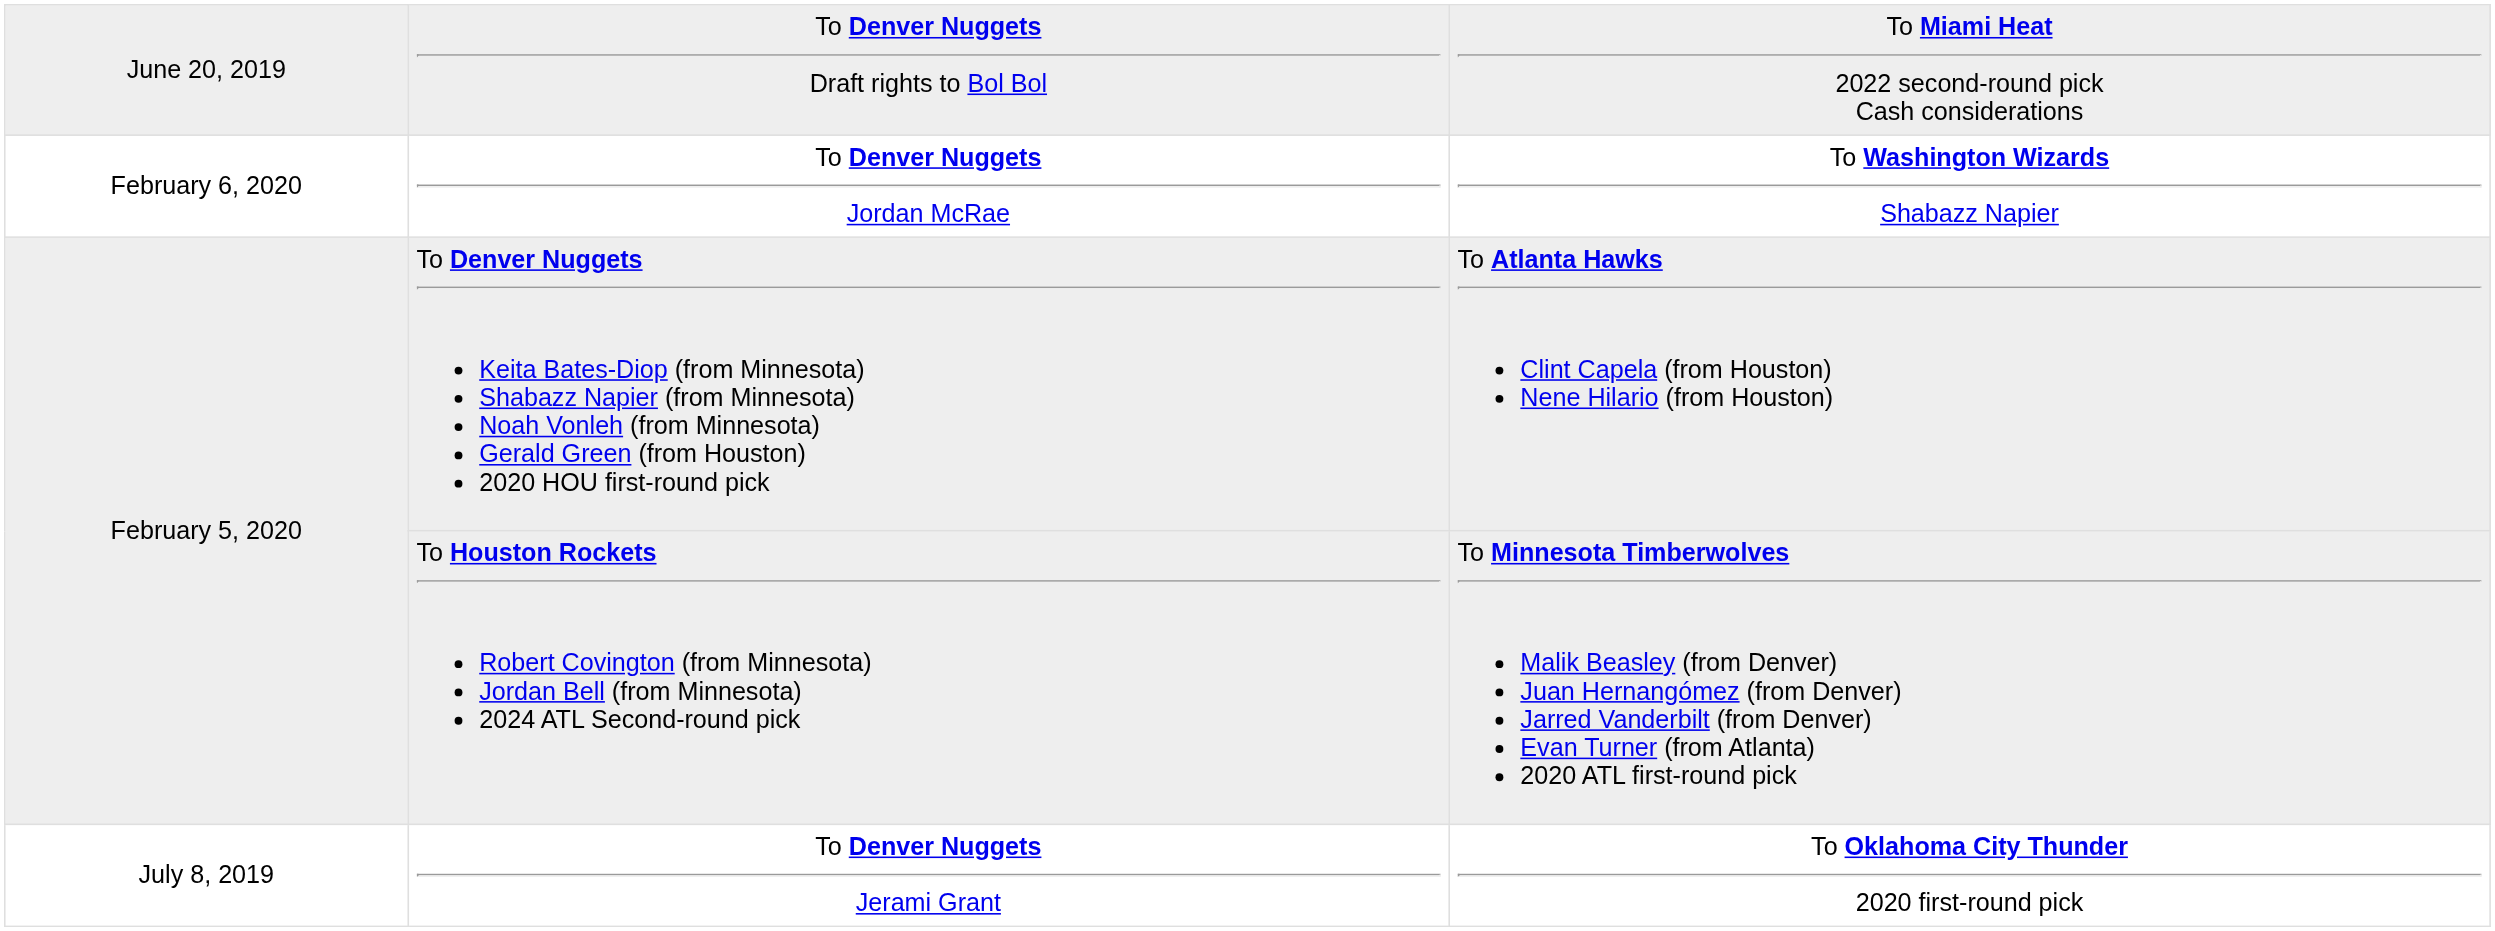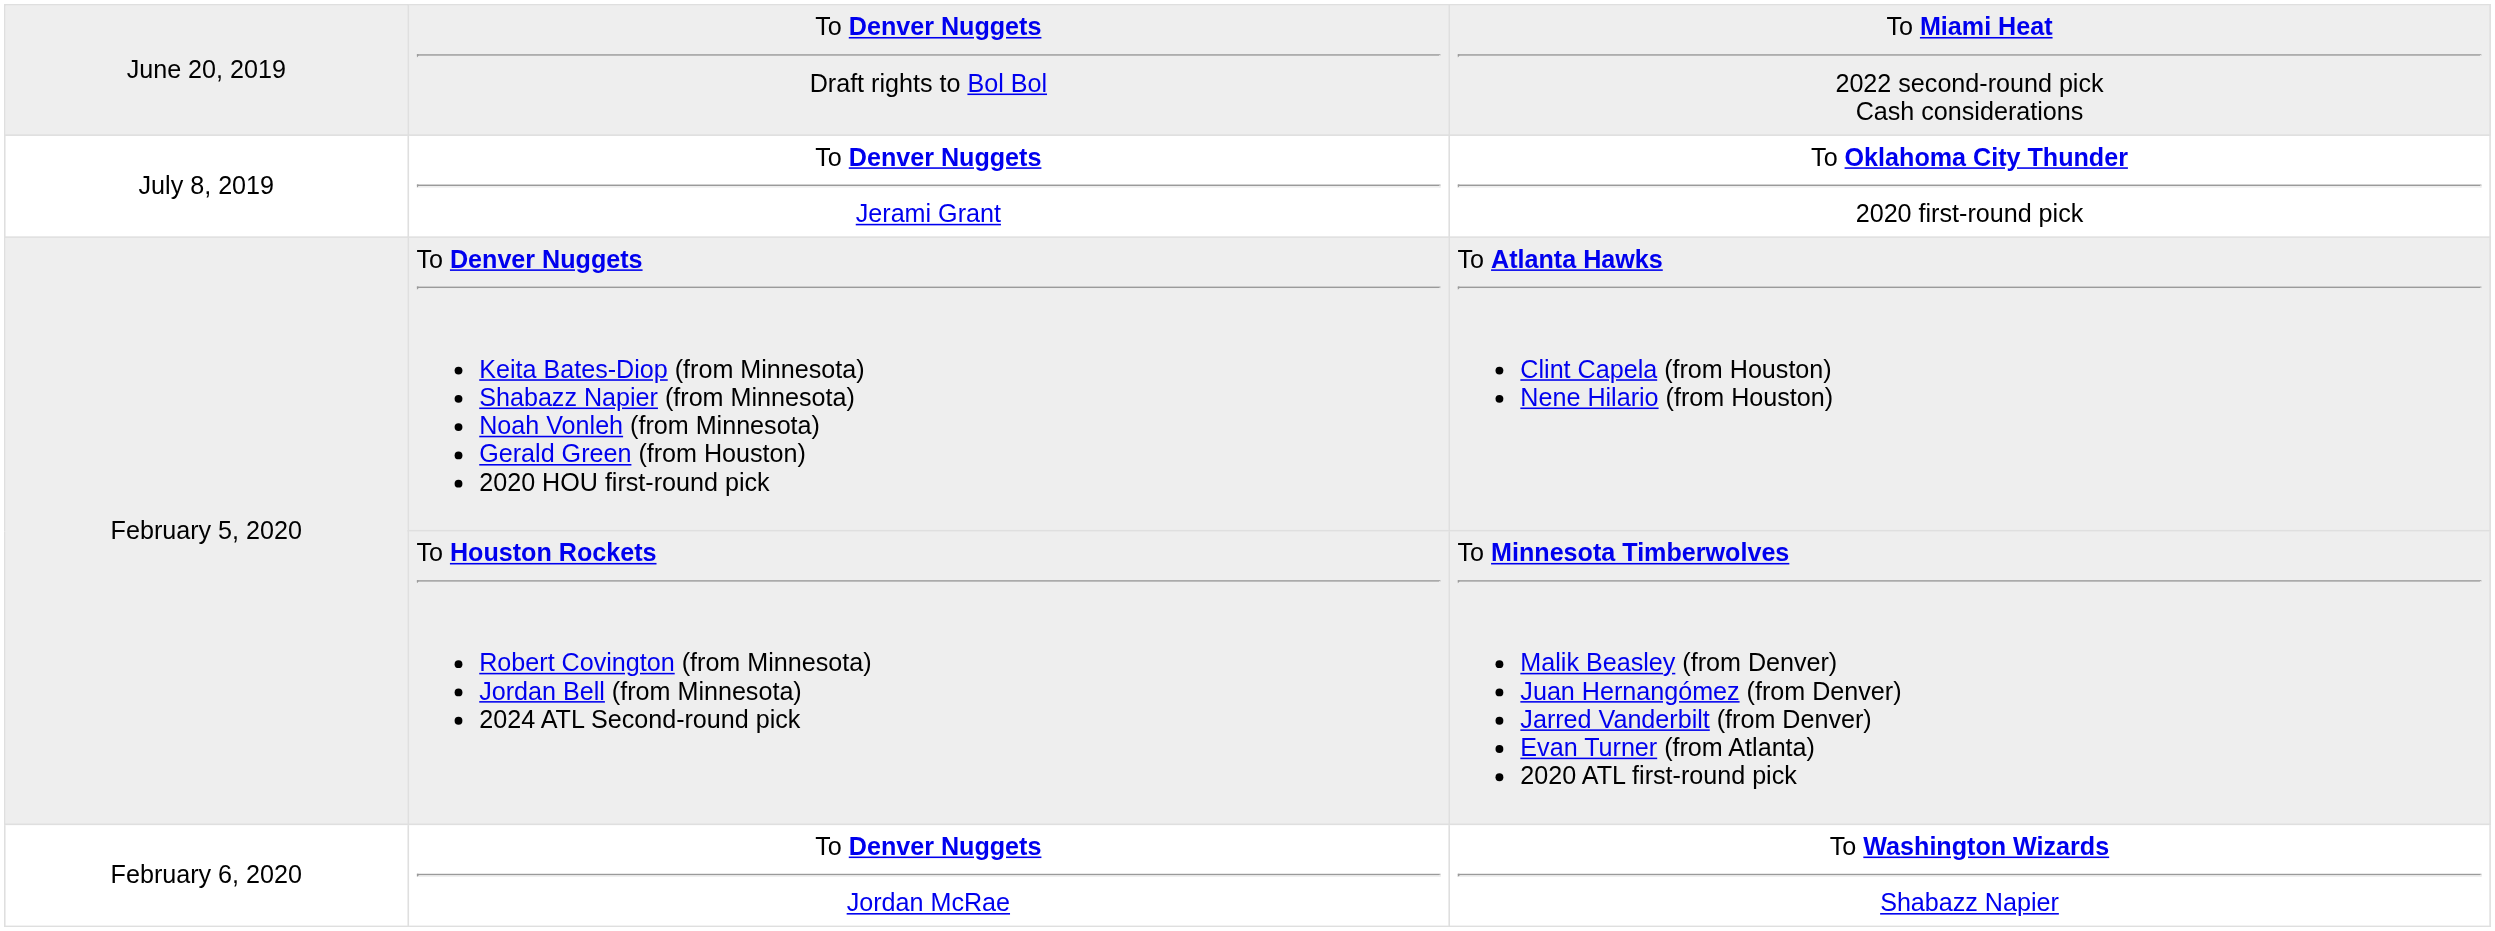rows swapped: (928, 875) <-> (928, 185)
